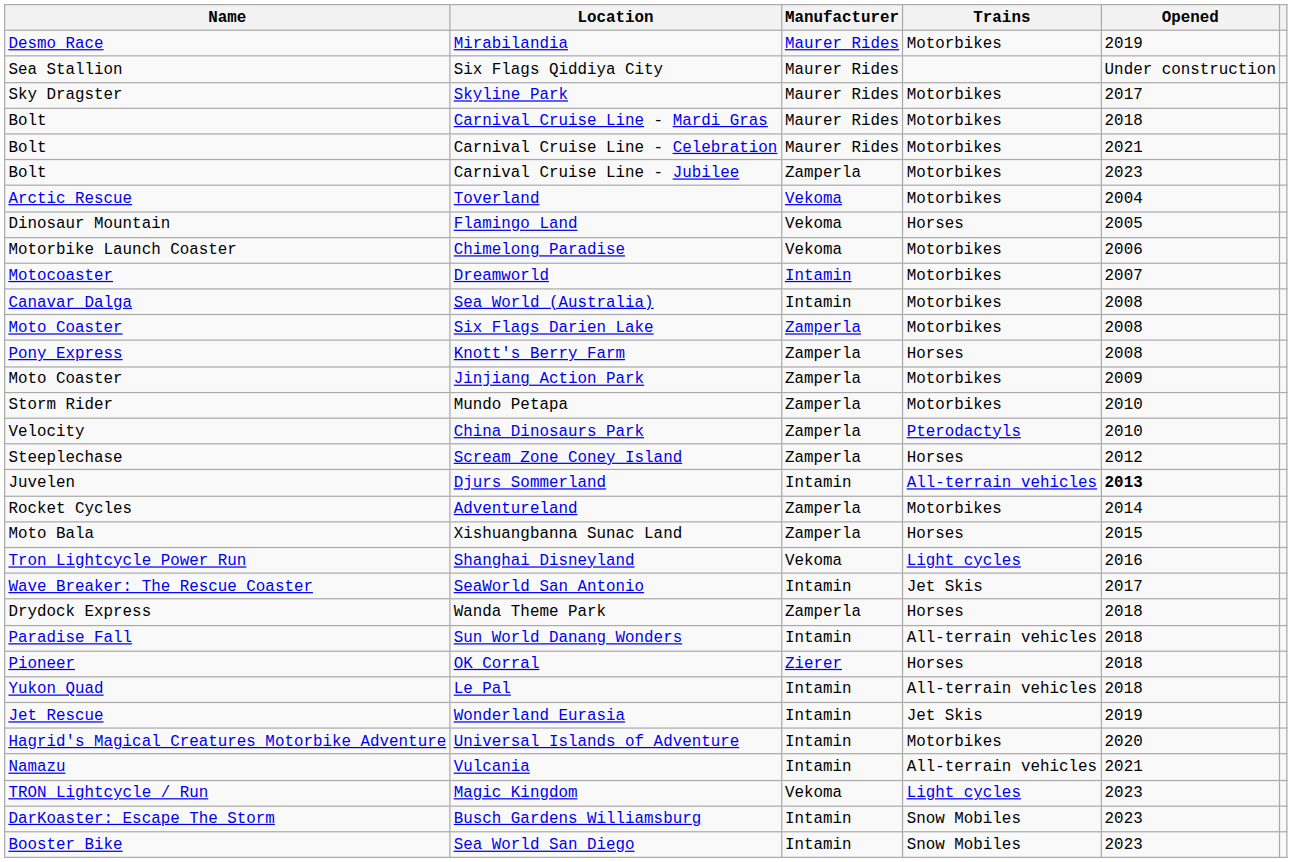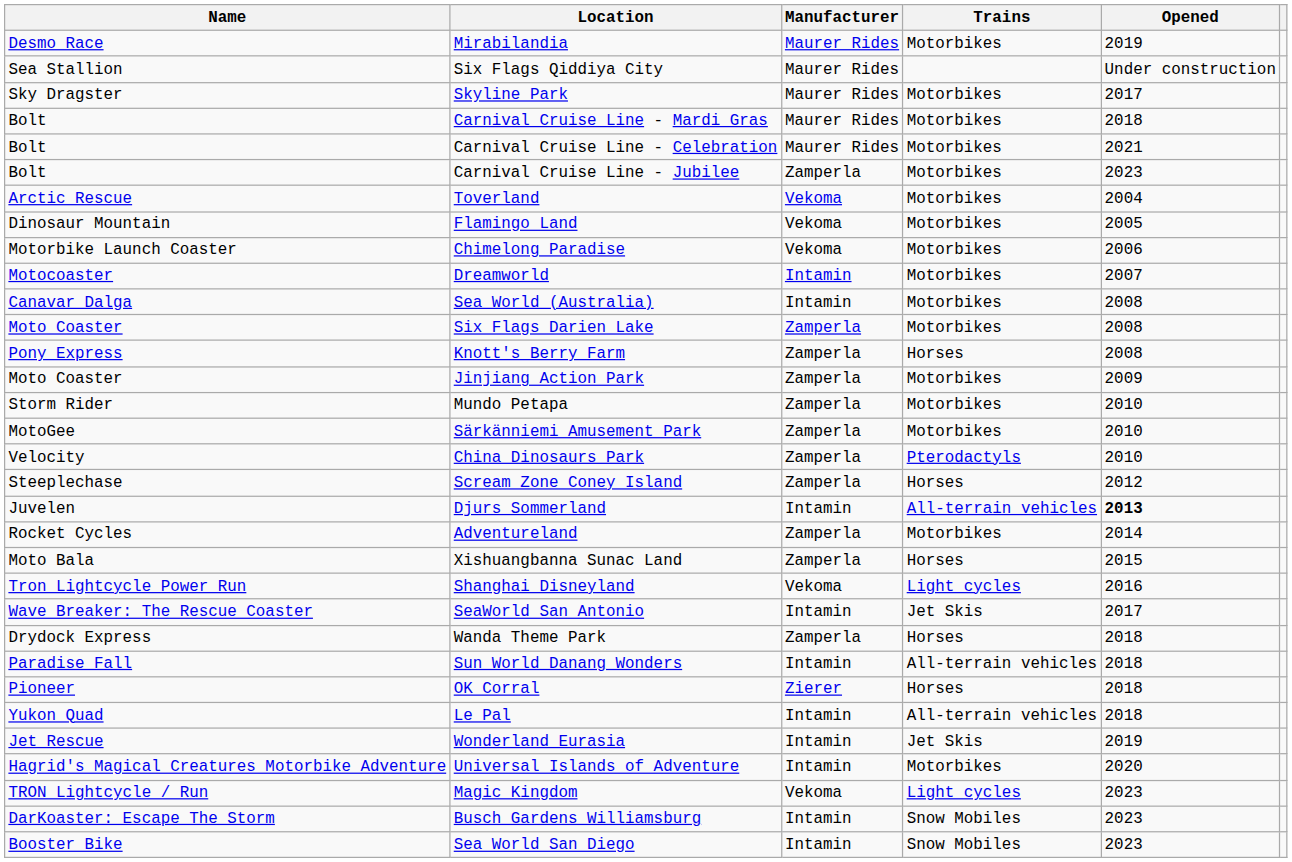(935, 224) Horses -> (954, 224) Motorbikes
+ row: (577, 431)
- row: (492, 767)
